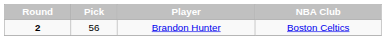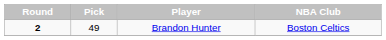(94, 27) 56 -> (94, 27) 49
